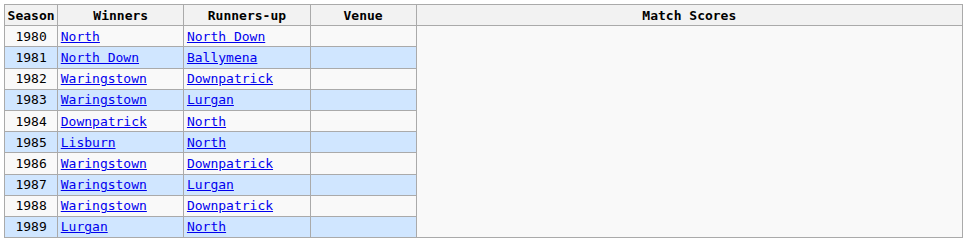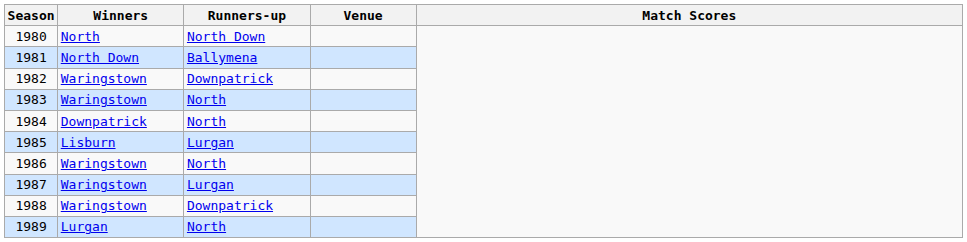(210, 100) Lurgan -> (207, 100) North
(207, 142) North -> (210, 142) Lurgan
(230, 163) Downpatrick -> (207, 163) North
